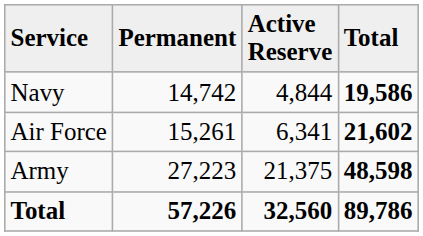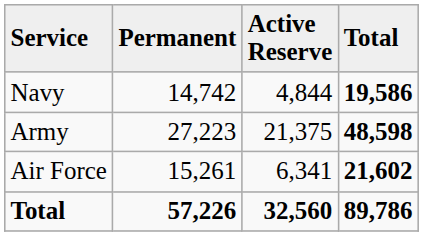rows swapped: (40, 171) <-> (59, 131)
